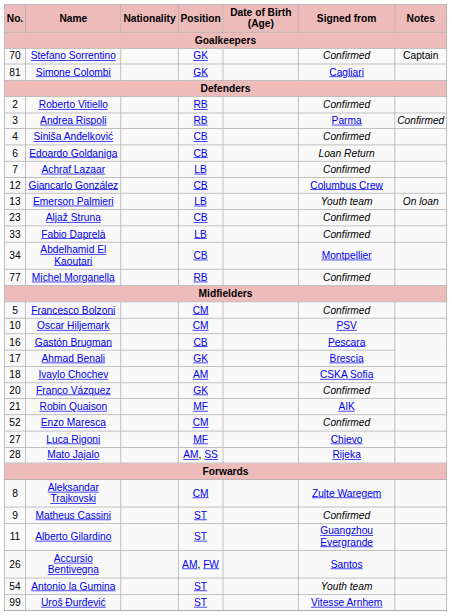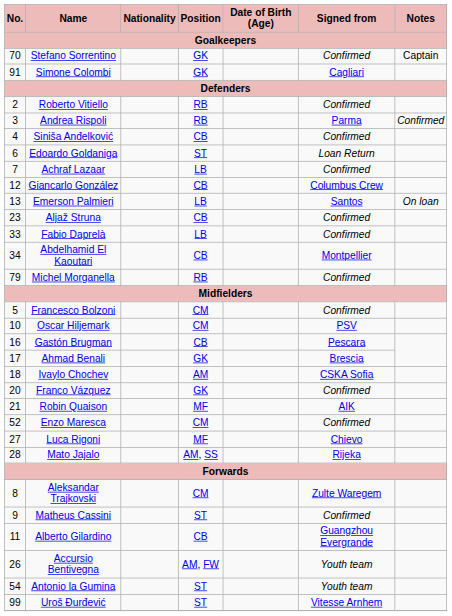(15, 73) 81 -> (15, 73) 91
(201, 153) CB -> (201, 153) ST
(347, 202) Youth team -> (347, 202) Santos
(15, 278) 77 -> (15, 278) 79
(201, 537) ST -> (201, 537) CB
(347, 565) Santos -> (347, 565) Youth team
